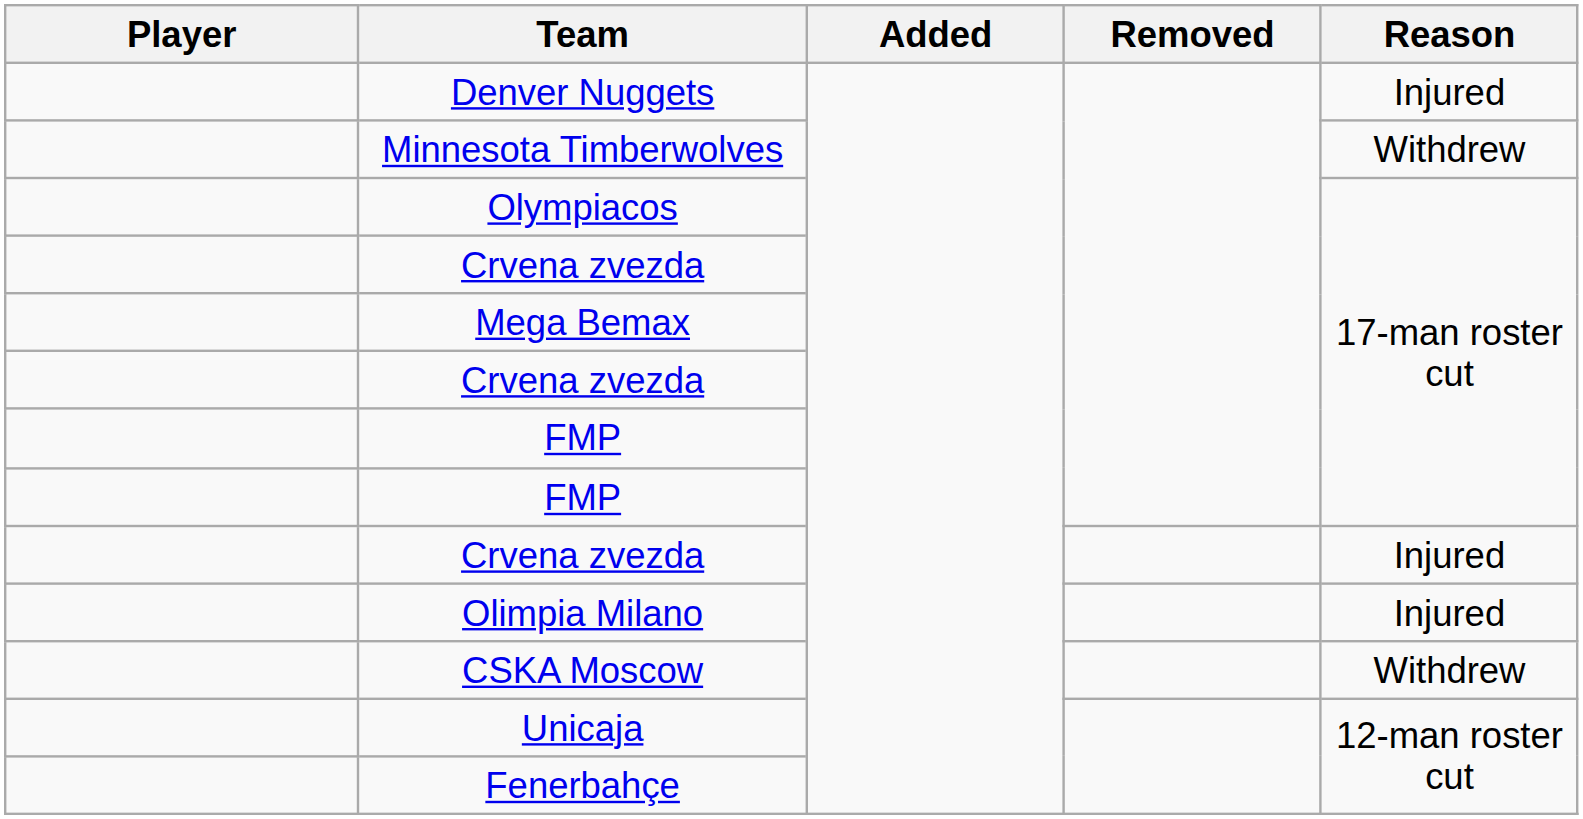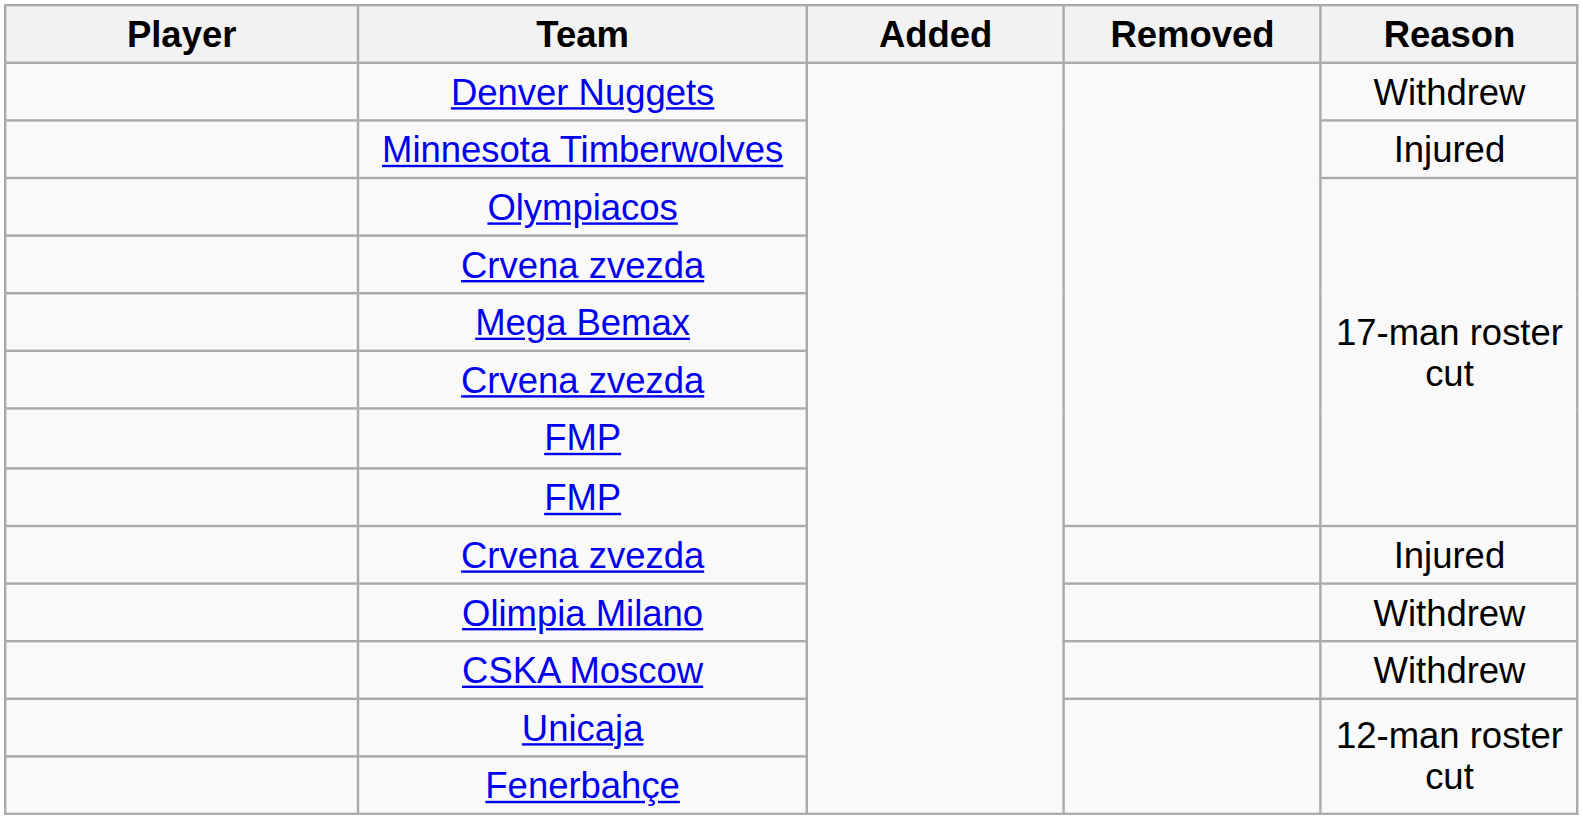(1449, 92) Injured -> (1449, 92) Withdrew
(1449, 150) Withdrew -> (1449, 150) Injured
(1449, 612) Injured -> (1449, 612) Withdrew
